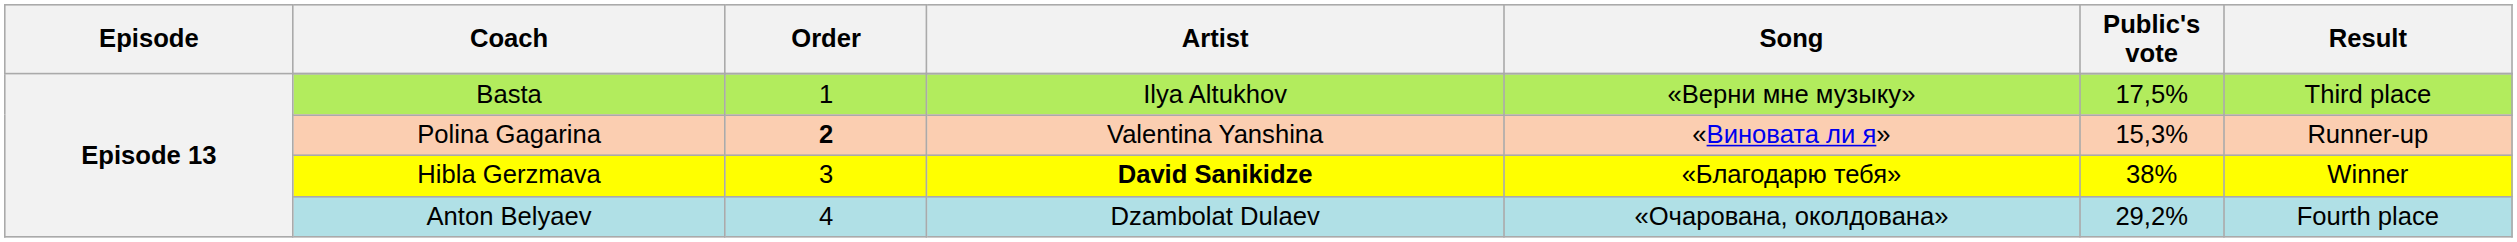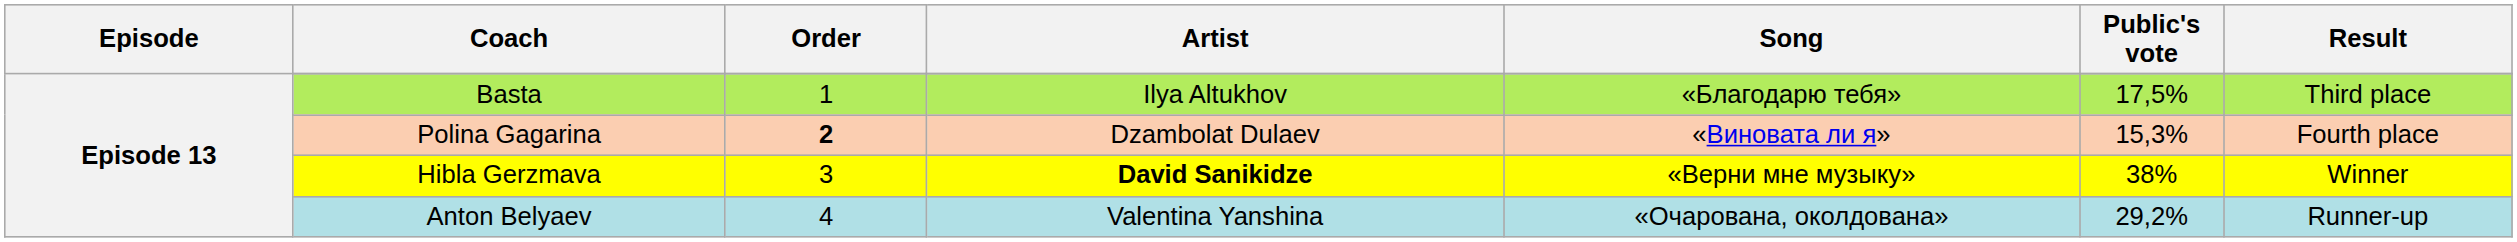(1791, 94) «Верни мне музыку» -> (1791, 94) «Благодарю тебя»
(1215, 134) Valentina Yanshina -> (1215, 134) Dzambolat Dulaev
(2368, 134) Runner-up -> (2368, 134) Fourth place
(1791, 175) «Благодарю тебя» -> (1791, 175) «Верни мне музыку»
(1215, 216) Dzambolat Dulaev -> (1215, 216) Valentina Yanshina
(2368, 216) Fourth place -> (2368, 216) Runner-up
